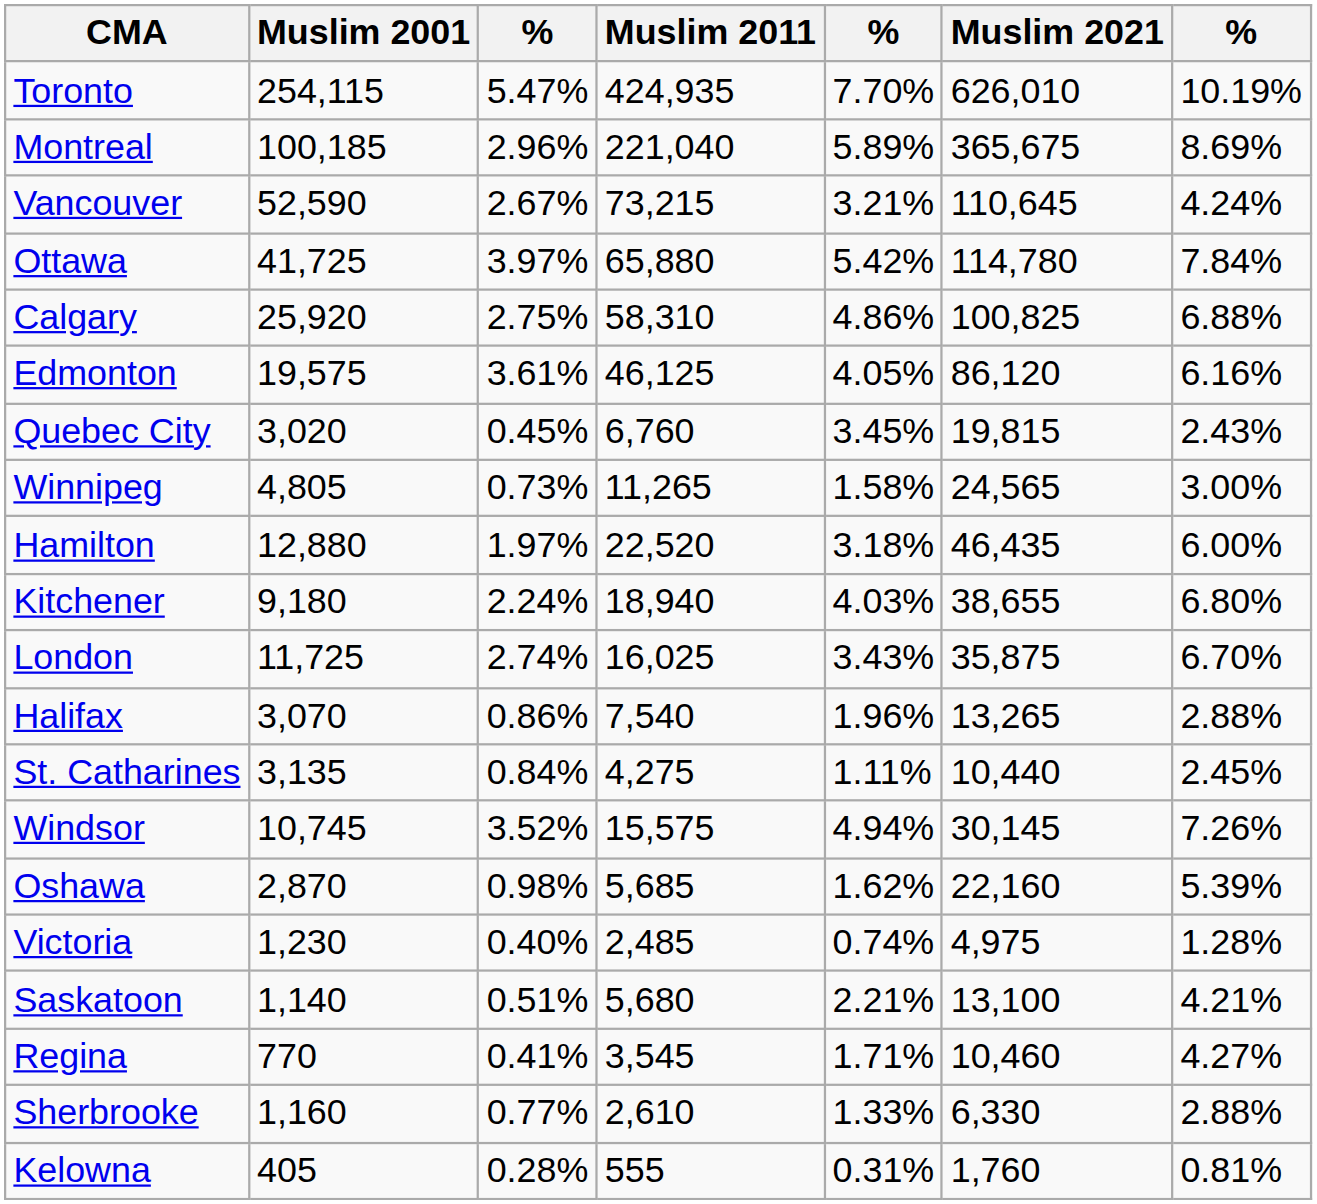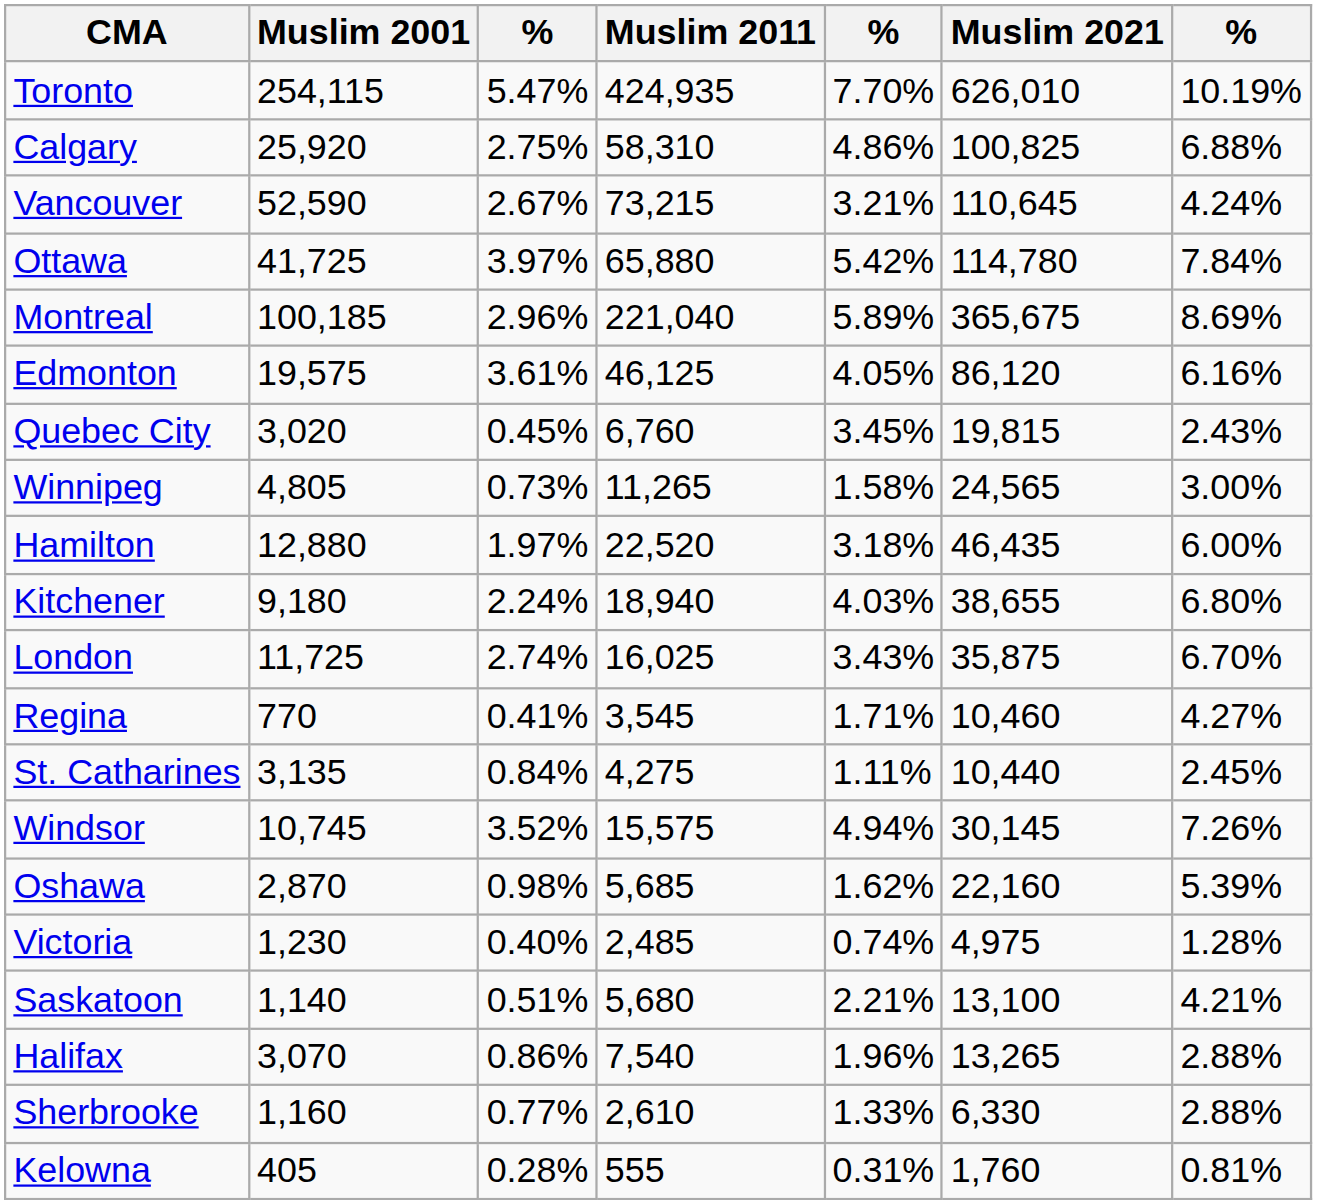rows swapped: (83, 146) <-> (75, 317)
rows swapped: (68, 715) <-> (70, 1056)
